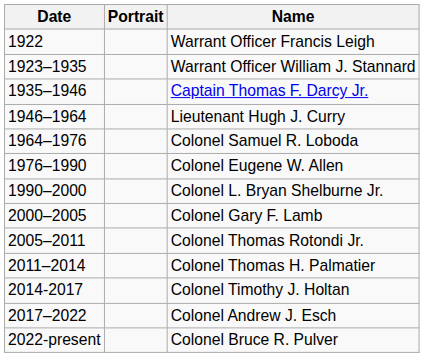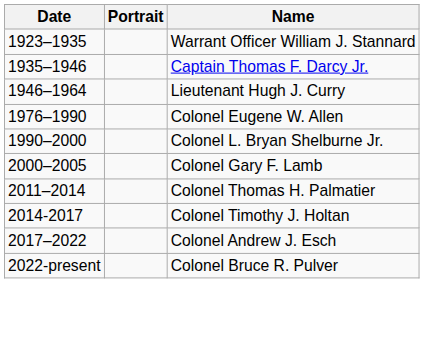- row: (273, 41)
- row: (264, 141)
- row: (267, 240)
